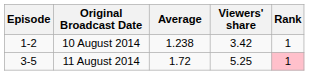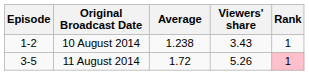(241, 43) 3.42 -> (241, 43) 3.43
(241, 61) 5.25 -> (241, 61) 5.26
